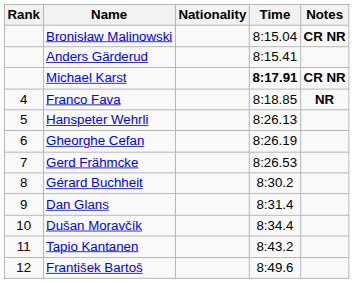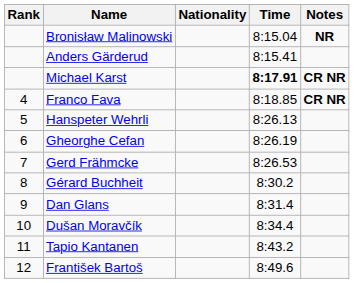(325, 36) CR NR -> (325, 36) NR
(325, 99) NR -> (325, 99) CR NR
